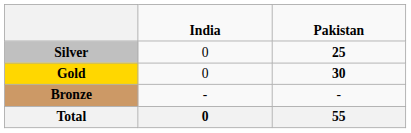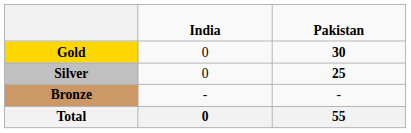rows swapped: (71, 73) <-> (71, 52)
